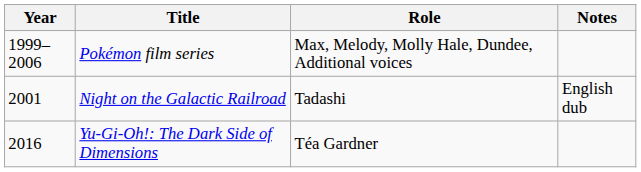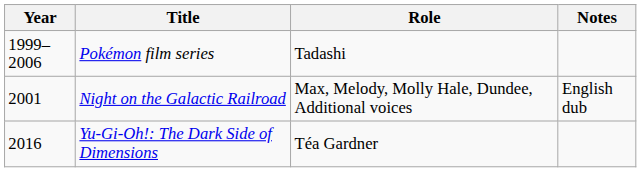(414, 53) Max, Melody, Molly Hale, Dundee, Additional voices -> (320, 53) Tadashi
(320, 98) Tadashi -> (414, 98) Max, Melody, Molly Hale, Dundee, Additional voices
